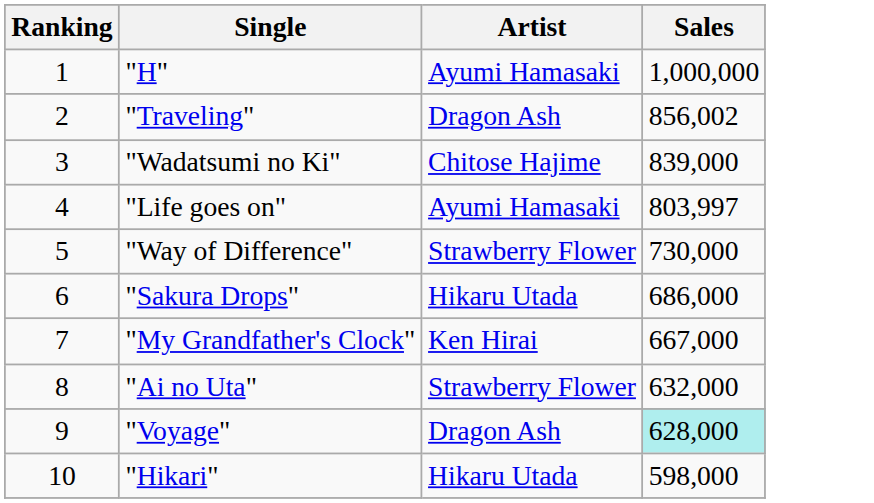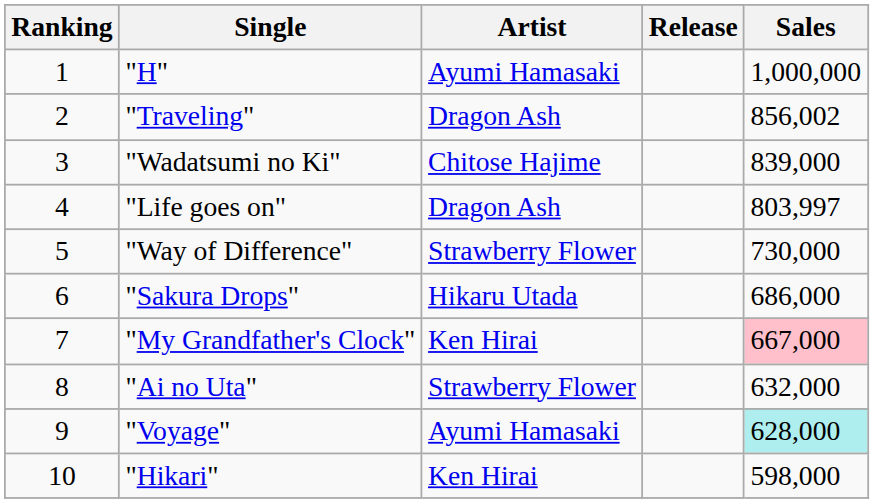+ column: (693, 26)
(524, 205) Ayumi Hamasaki -> (494, 205) Dragon Ash
(694, 340) no background -> (795, 340) pink background
(494, 429) Dragon Ash -> (524, 429) Ayumi Hamasaki
(503, 474) Hikaru Utada -> (483, 474) Ken Hirai
